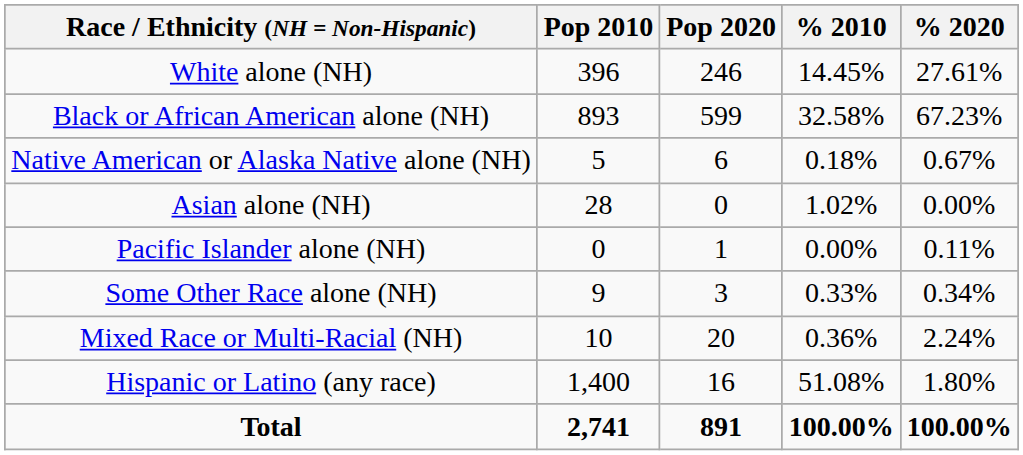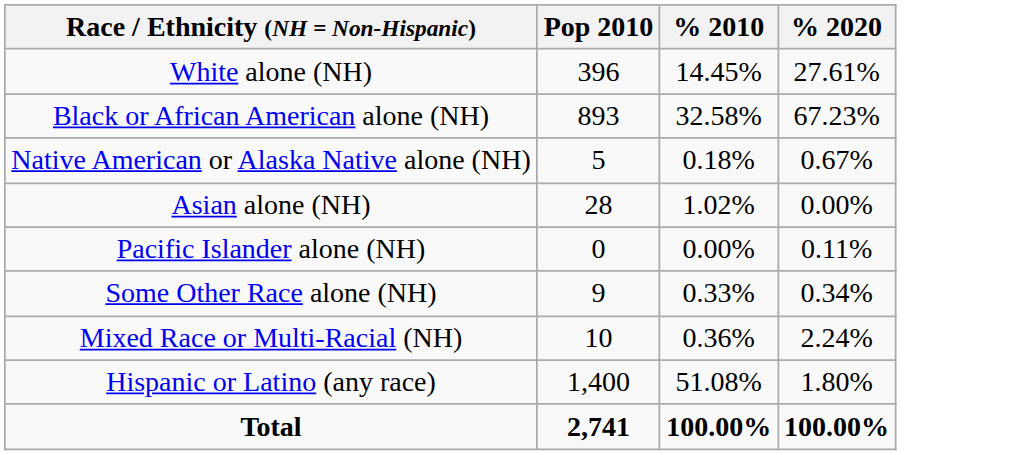- column: (721, 26)
